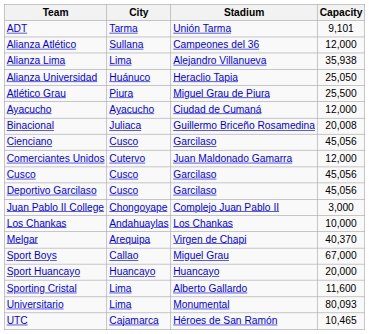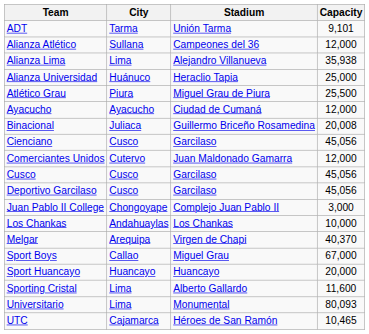(341, 77) 25,050 -> (341, 77) 25,000
